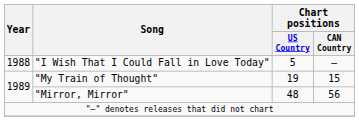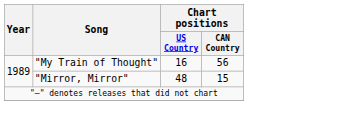- row: (152, 63)
(293, 79) 19 -> (181, 63) 16
(334, 79) 15 -> (223, 63) 56
(334, 95) 56 -> (223, 79) 15
